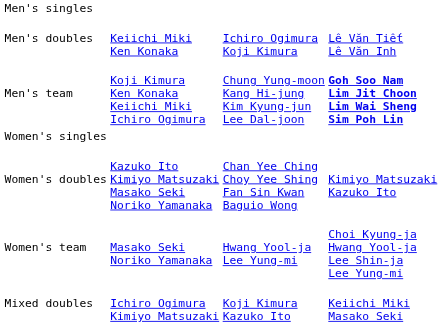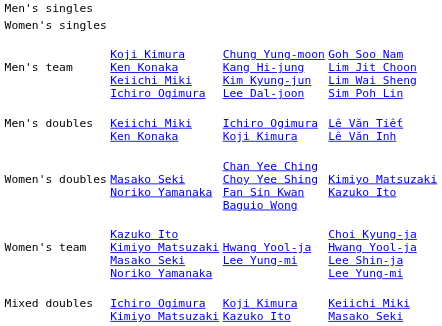rows swapped: (49, 38) <-> (56, 136)
(373, 100) bold -> (373, 74) normal
(165, 185) Kazuko Ito Kimiyo Matsuzaki Masako Seki Noriko Yamanaka -> (161, 185) Masako Seki Noriko Yamanaka
(161, 254) Masako Seki Noriko Yamanaka -> (165, 254) Kazuko Ito Kimiyo Matsuzaki Masako Seki Noriko Yamanaka
